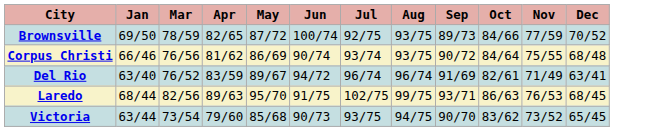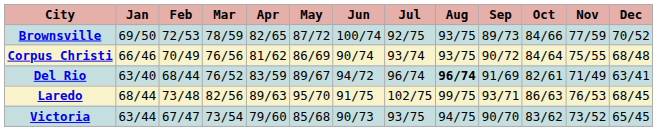+ column: (181, 15)
(413, 76) normal -> (457, 76) bold
